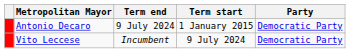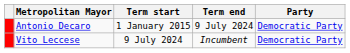columns swapped: (216, 12) <-> (145, 12)
